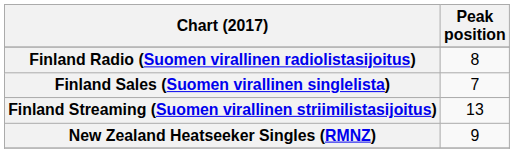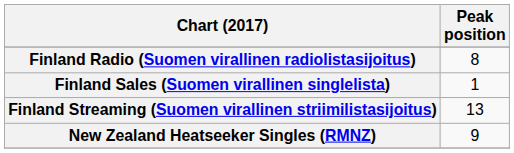(475, 85) 7 -> (475, 85) 1
